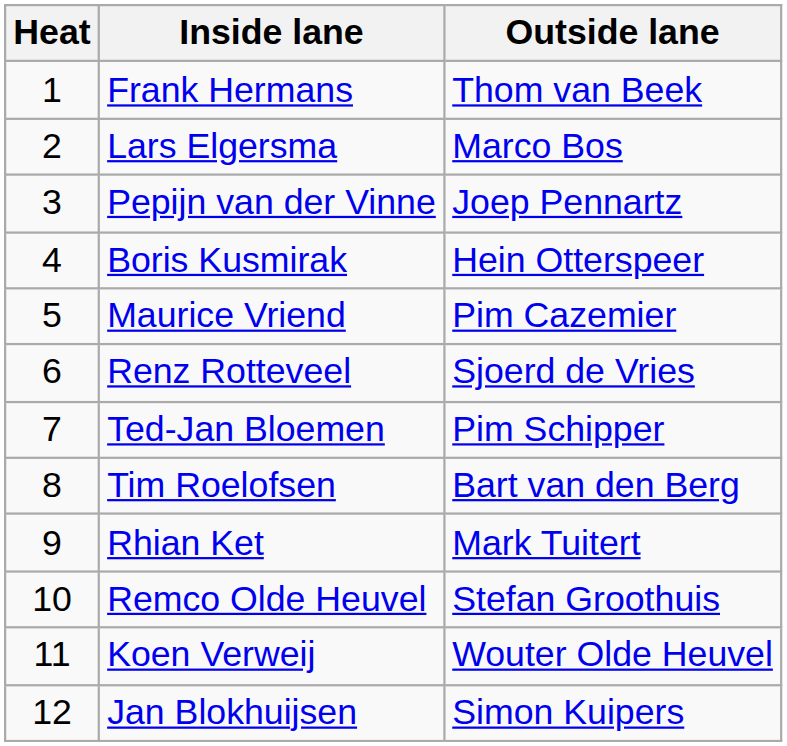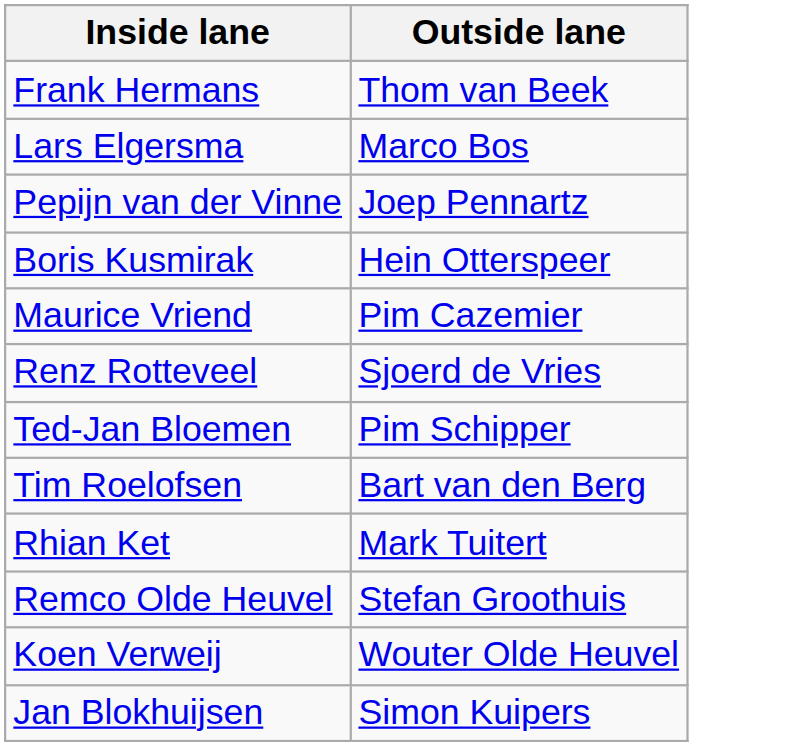- column: (52, 32)
